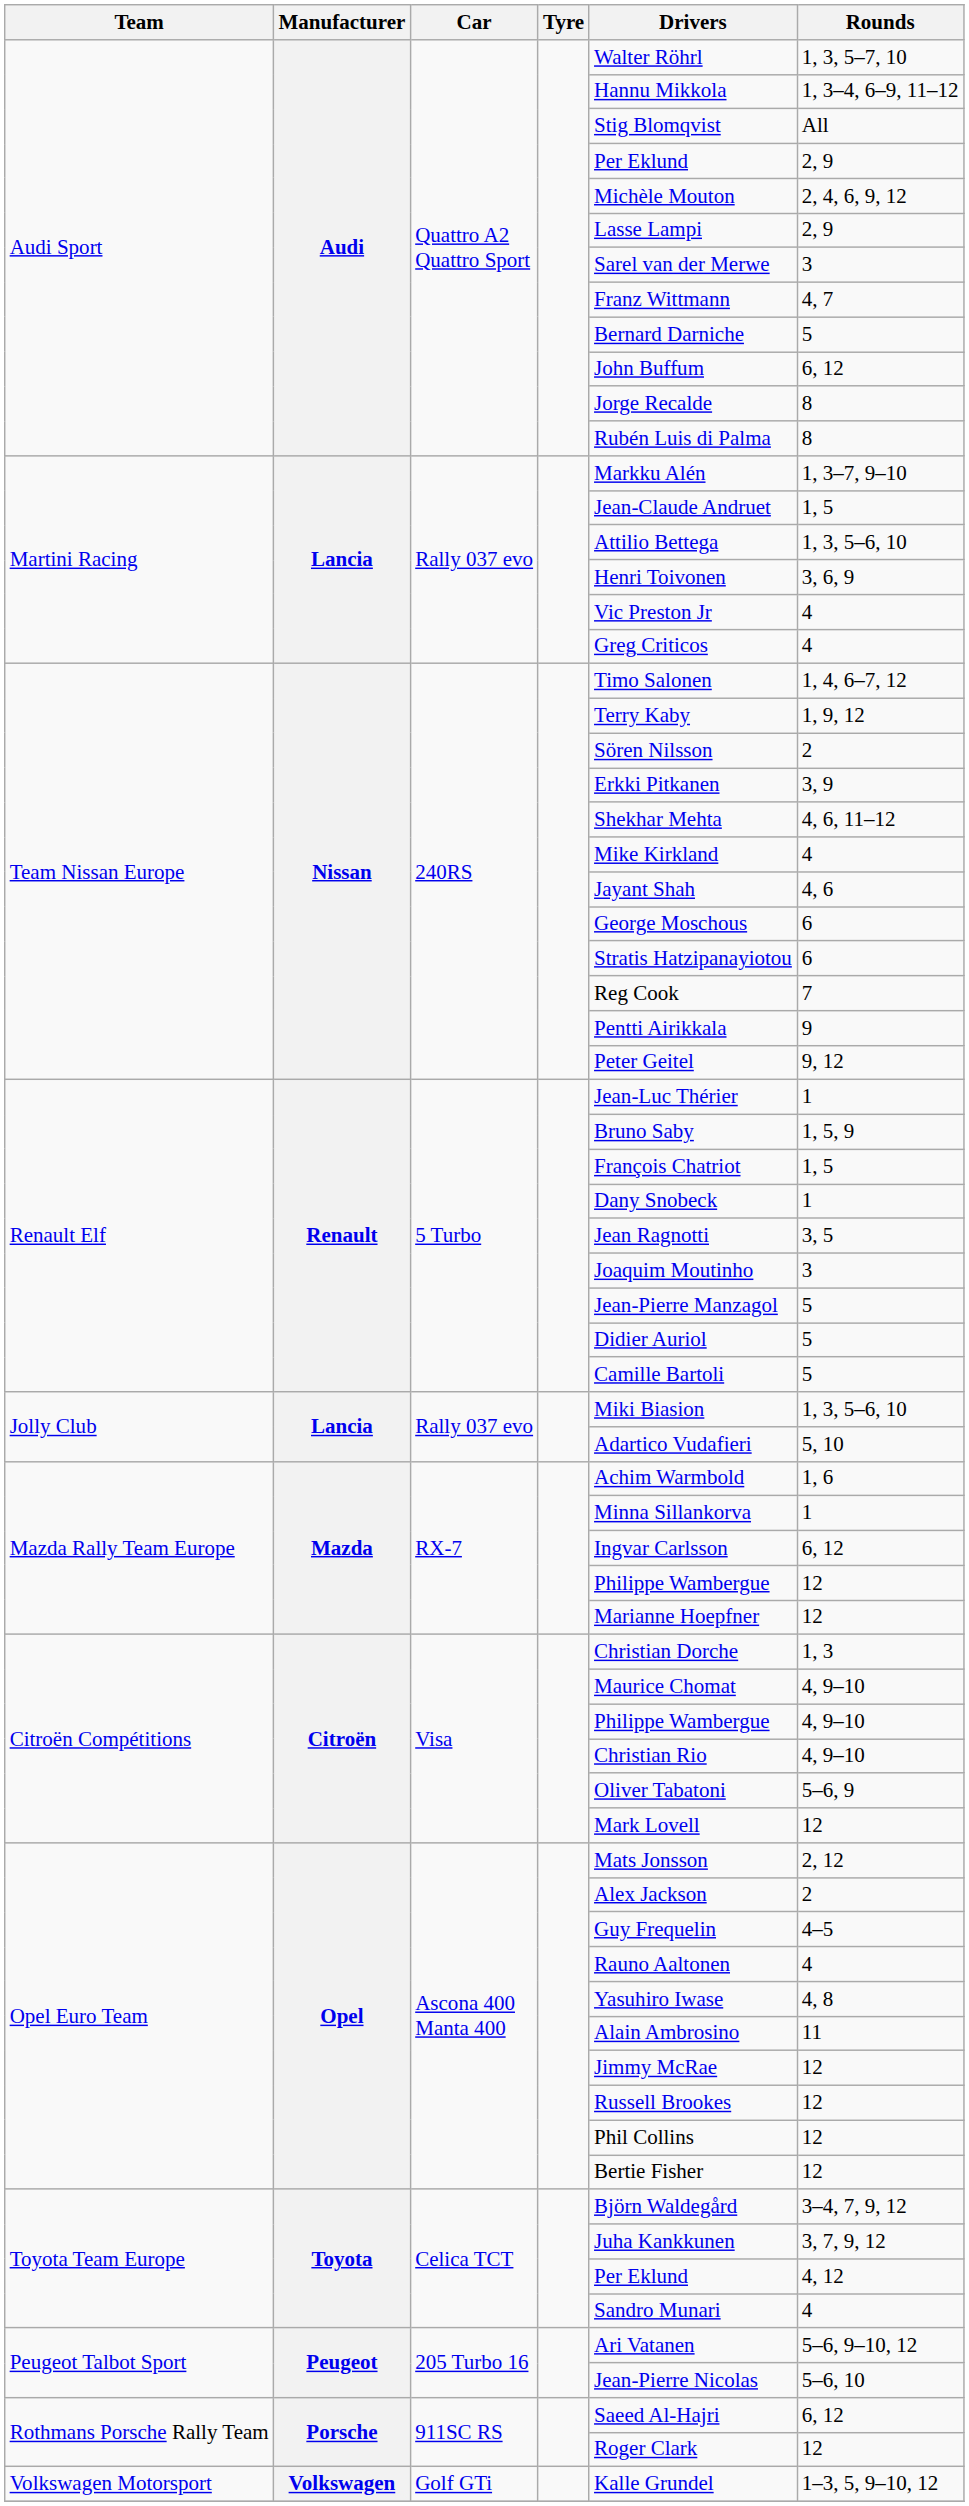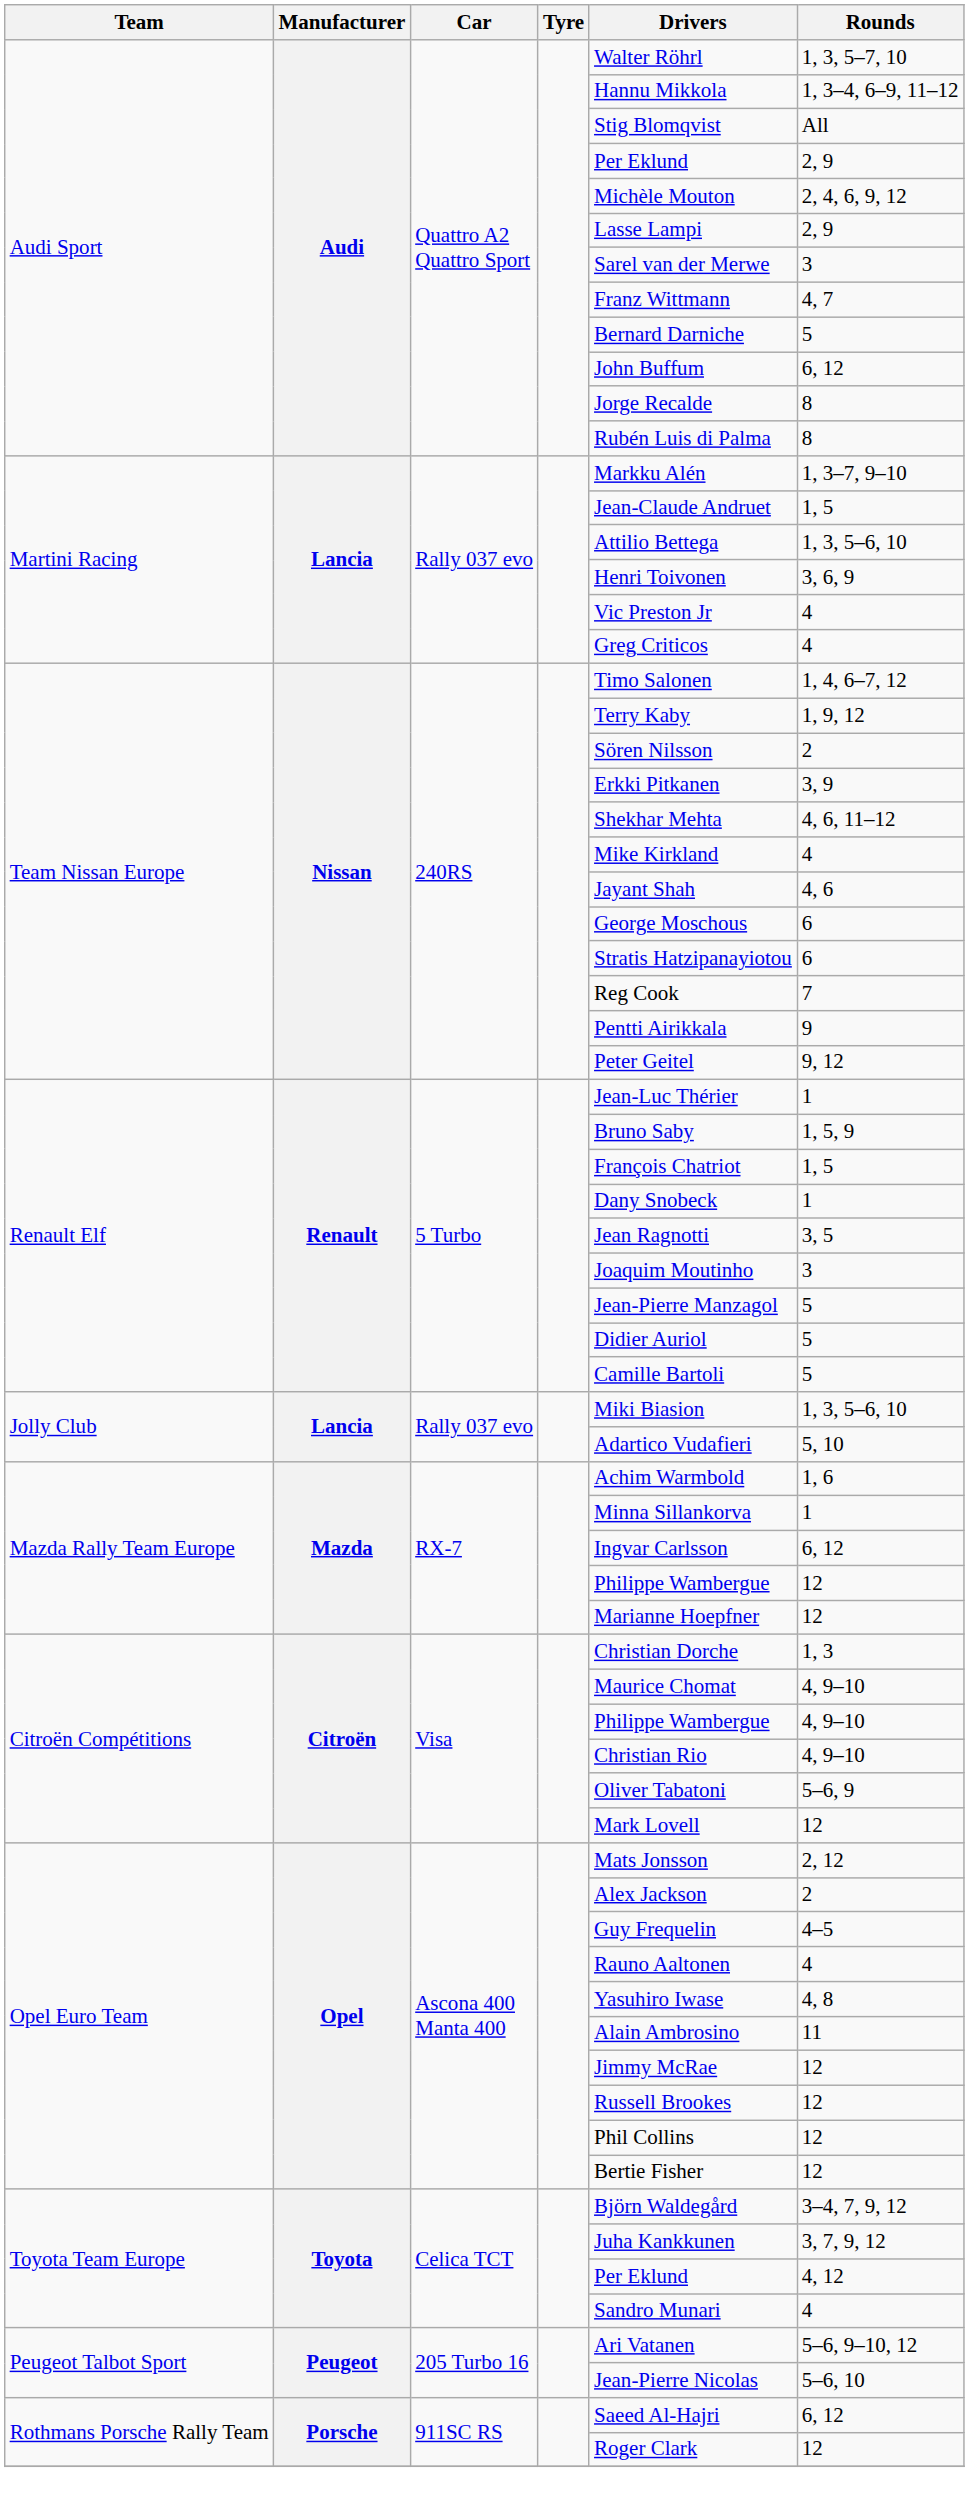- row: (111, 2484)
